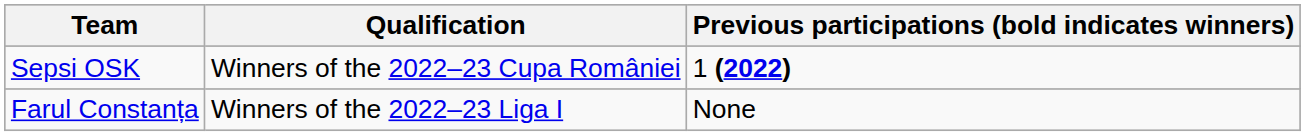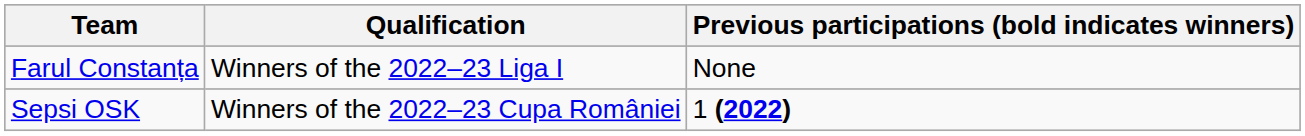rows swapped: (105, 109) <-> (75, 67)
